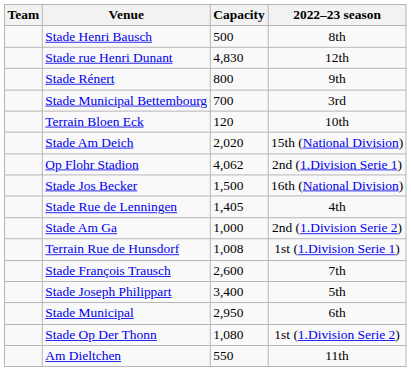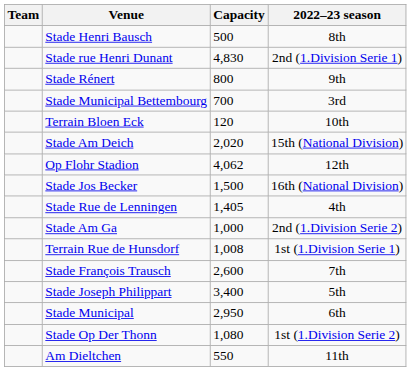(337, 57) 12th -> (337, 57) 2nd (1.Division Serie 1)
(337, 164) 2nd (1.Division Serie 1) -> (337, 164) 12th
